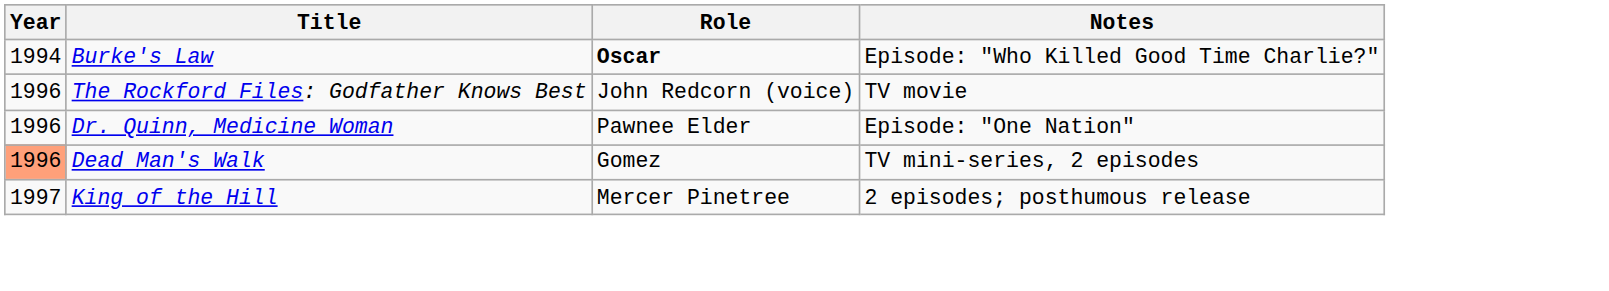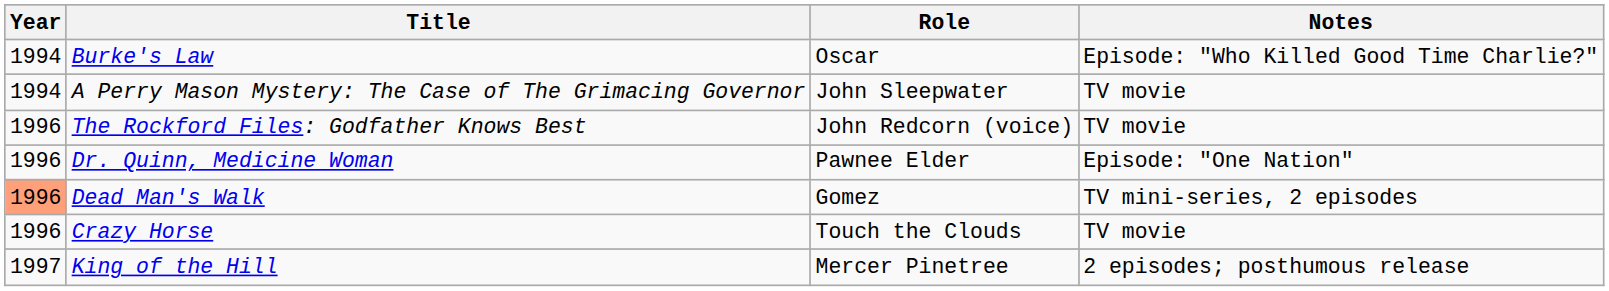(629, 57) bold -> (848, 57) normal
+ row: (439, 92)
+ row: (142, 232)
